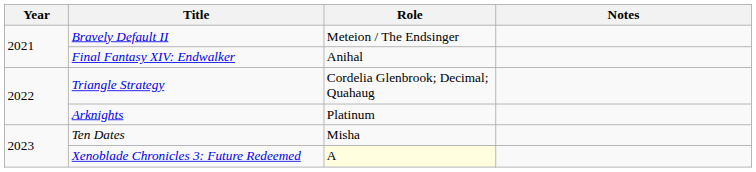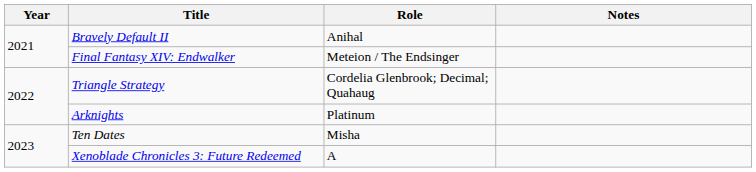(393, 36) Meteion / The Endsinger -> (345, 36) Anihal
(345, 57) Anihal -> (393, 57) Meteion / The Endsinger
(332, 156) lightyellow background -> (332, 156) no background
